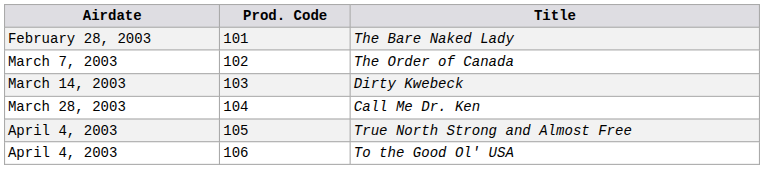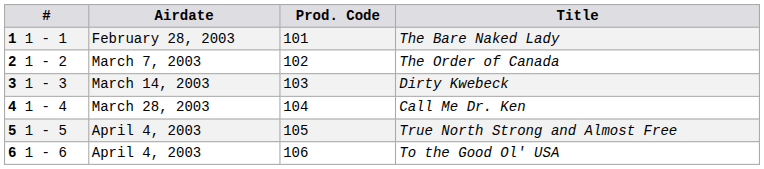+ column: (46, 16)
